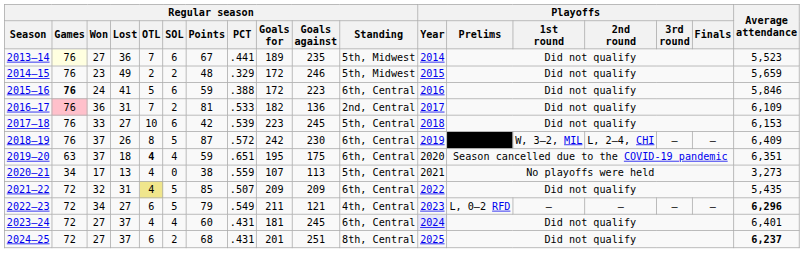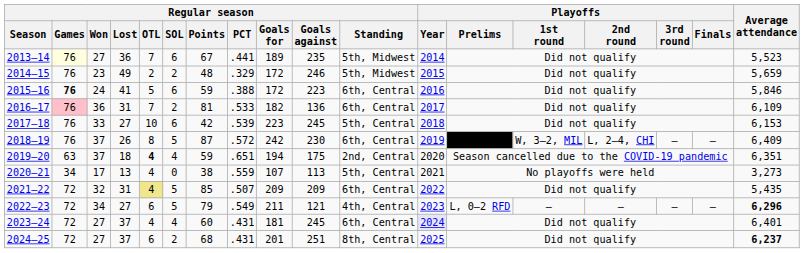(379, 107) 2nd, Central -> (379, 107) 6th, Central
(274, 157) 195 -> (274, 157) 194
(379, 157) 6th, Central -> (379, 157) 2nd, Central
